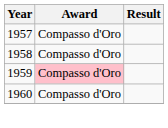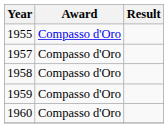+ row: (20, 34)
(79, 73) pink background -> (79, 93) no background
